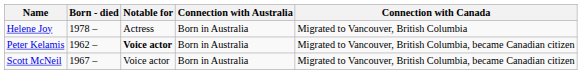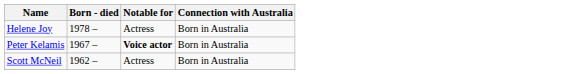- column: (436, 12)
(83, 45) 1962 – -> (83, 45) 1967 –
(83, 61) 1967 – -> (83, 61) 1962 –
(146, 61) Voice actor -> (139, 61) Actress
